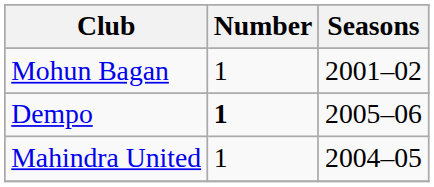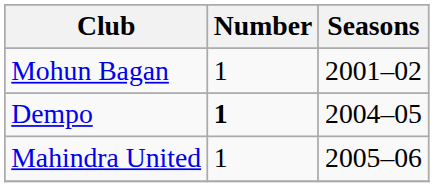(373, 114) 2005–06 -> (373, 114) 2004–05
(373, 158) 2004–05 -> (373, 158) 2005–06
